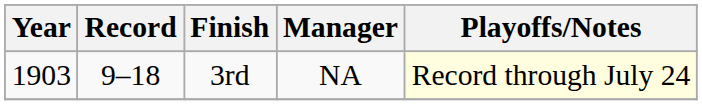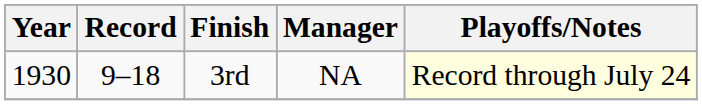(41, 74) 1903 -> (41, 74) 1930
